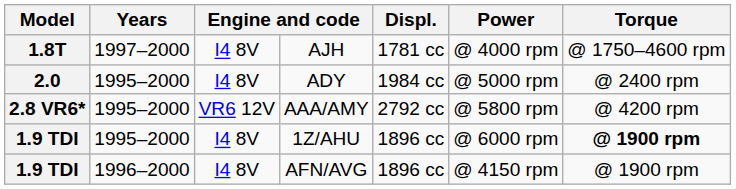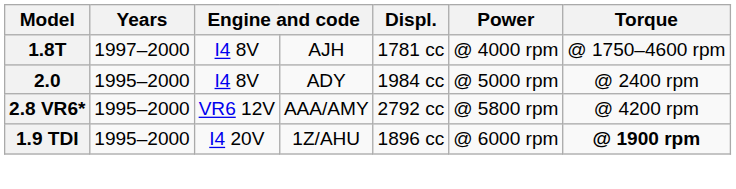(237, 139) I4 8V -> (237, 139) I4 20V
- row: (326, 169)
